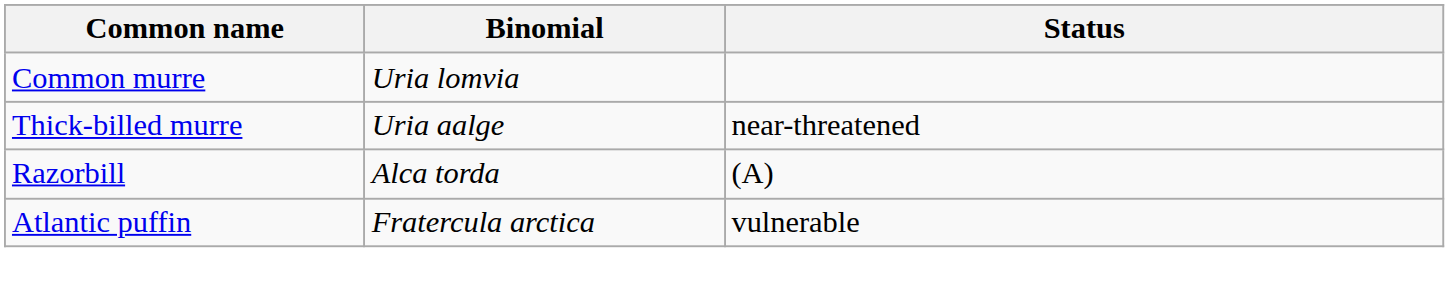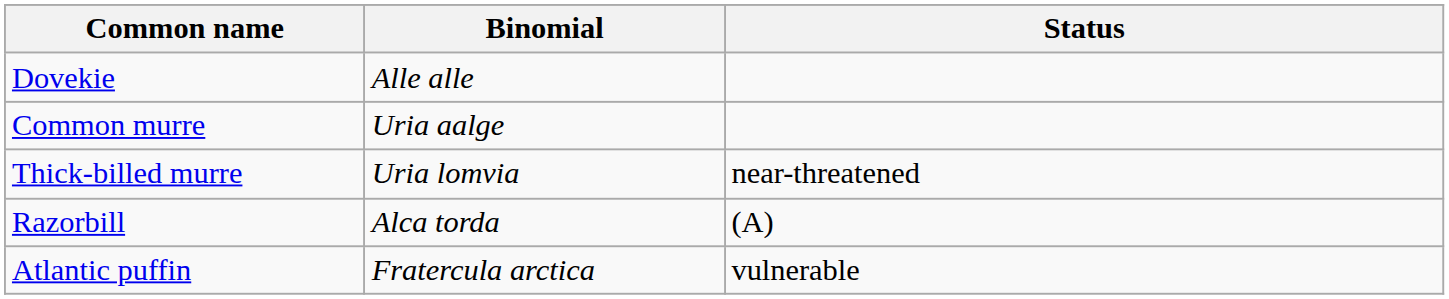+ row: (63, 76)
(446, 76) Uria lomvia -> (438, 125) Uria aalge
(438, 125) Uria aalge -> (446, 173) Uria lomvia
